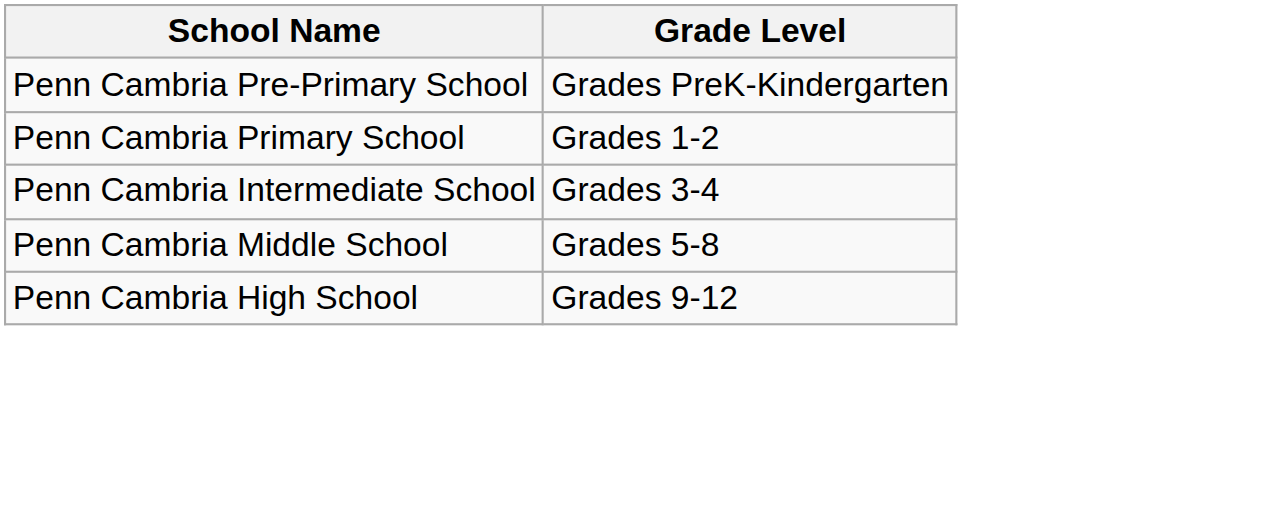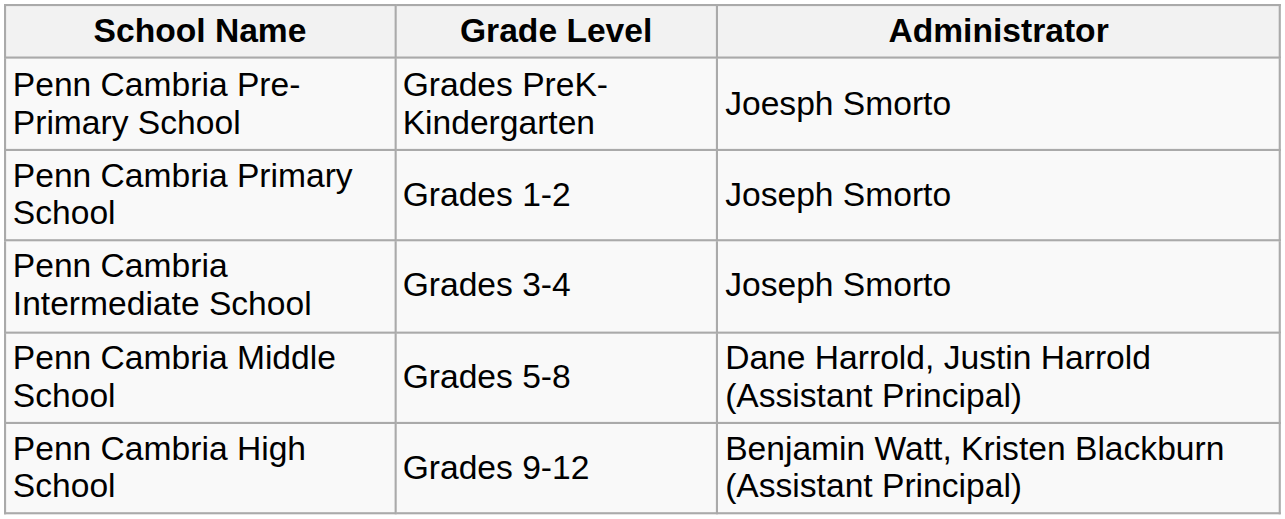+ column: (999, 31)
